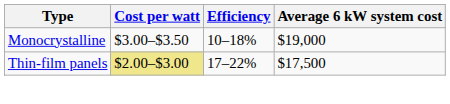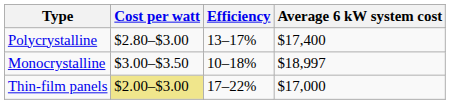+ row: (53, 39)
(302, 39) $19,000 -> (302, 63) $18,997
(302, 63) $17,500 -> (302, 87) $17,000
